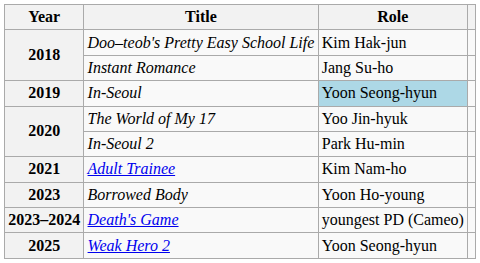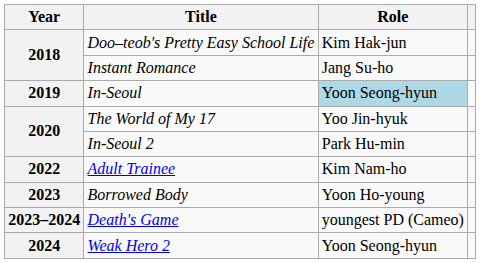(44, 169) 2021 -> (44, 169) 2022
(44, 245) 2025 -> (44, 245) 2024
